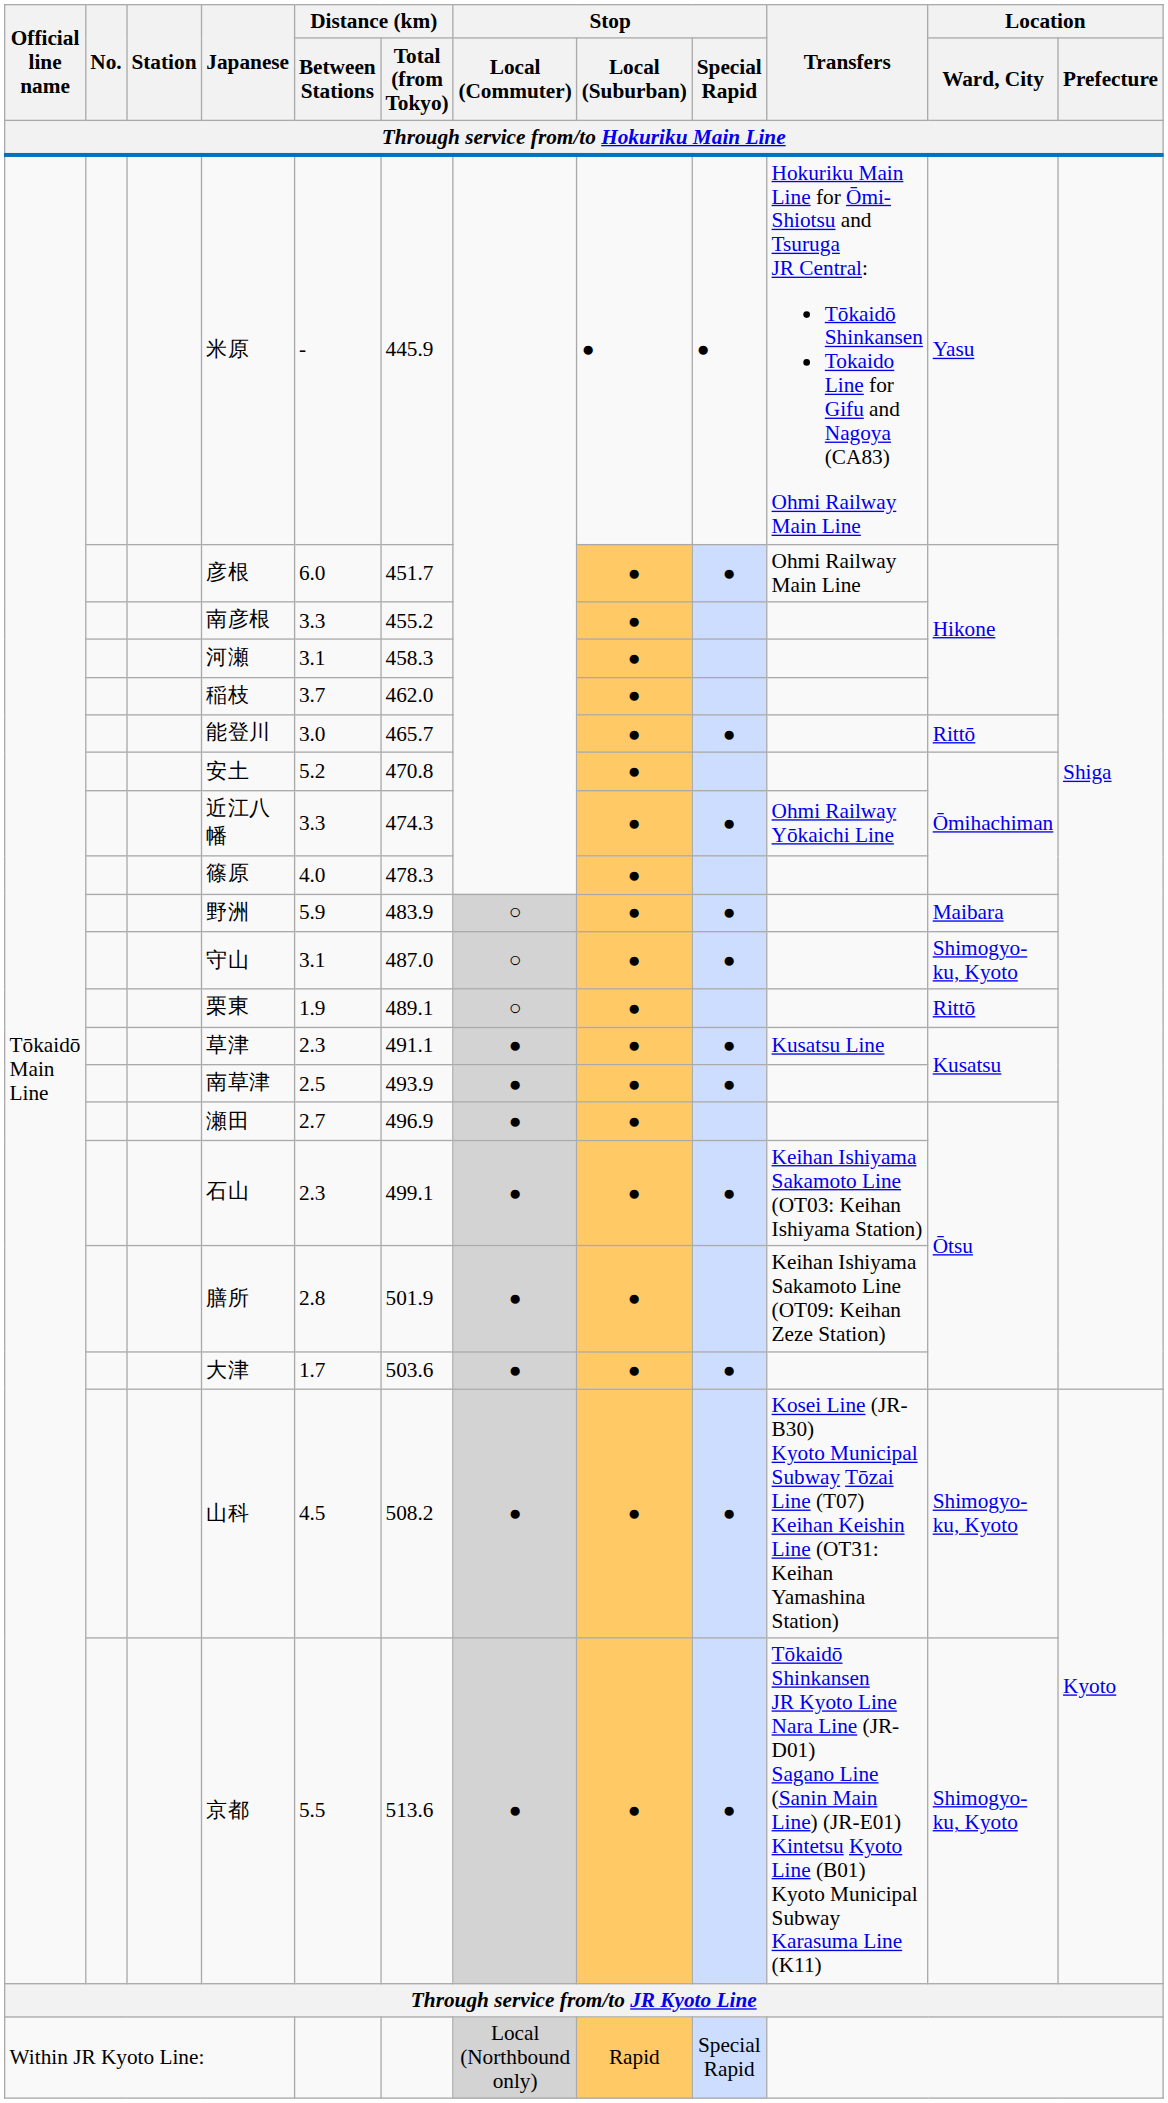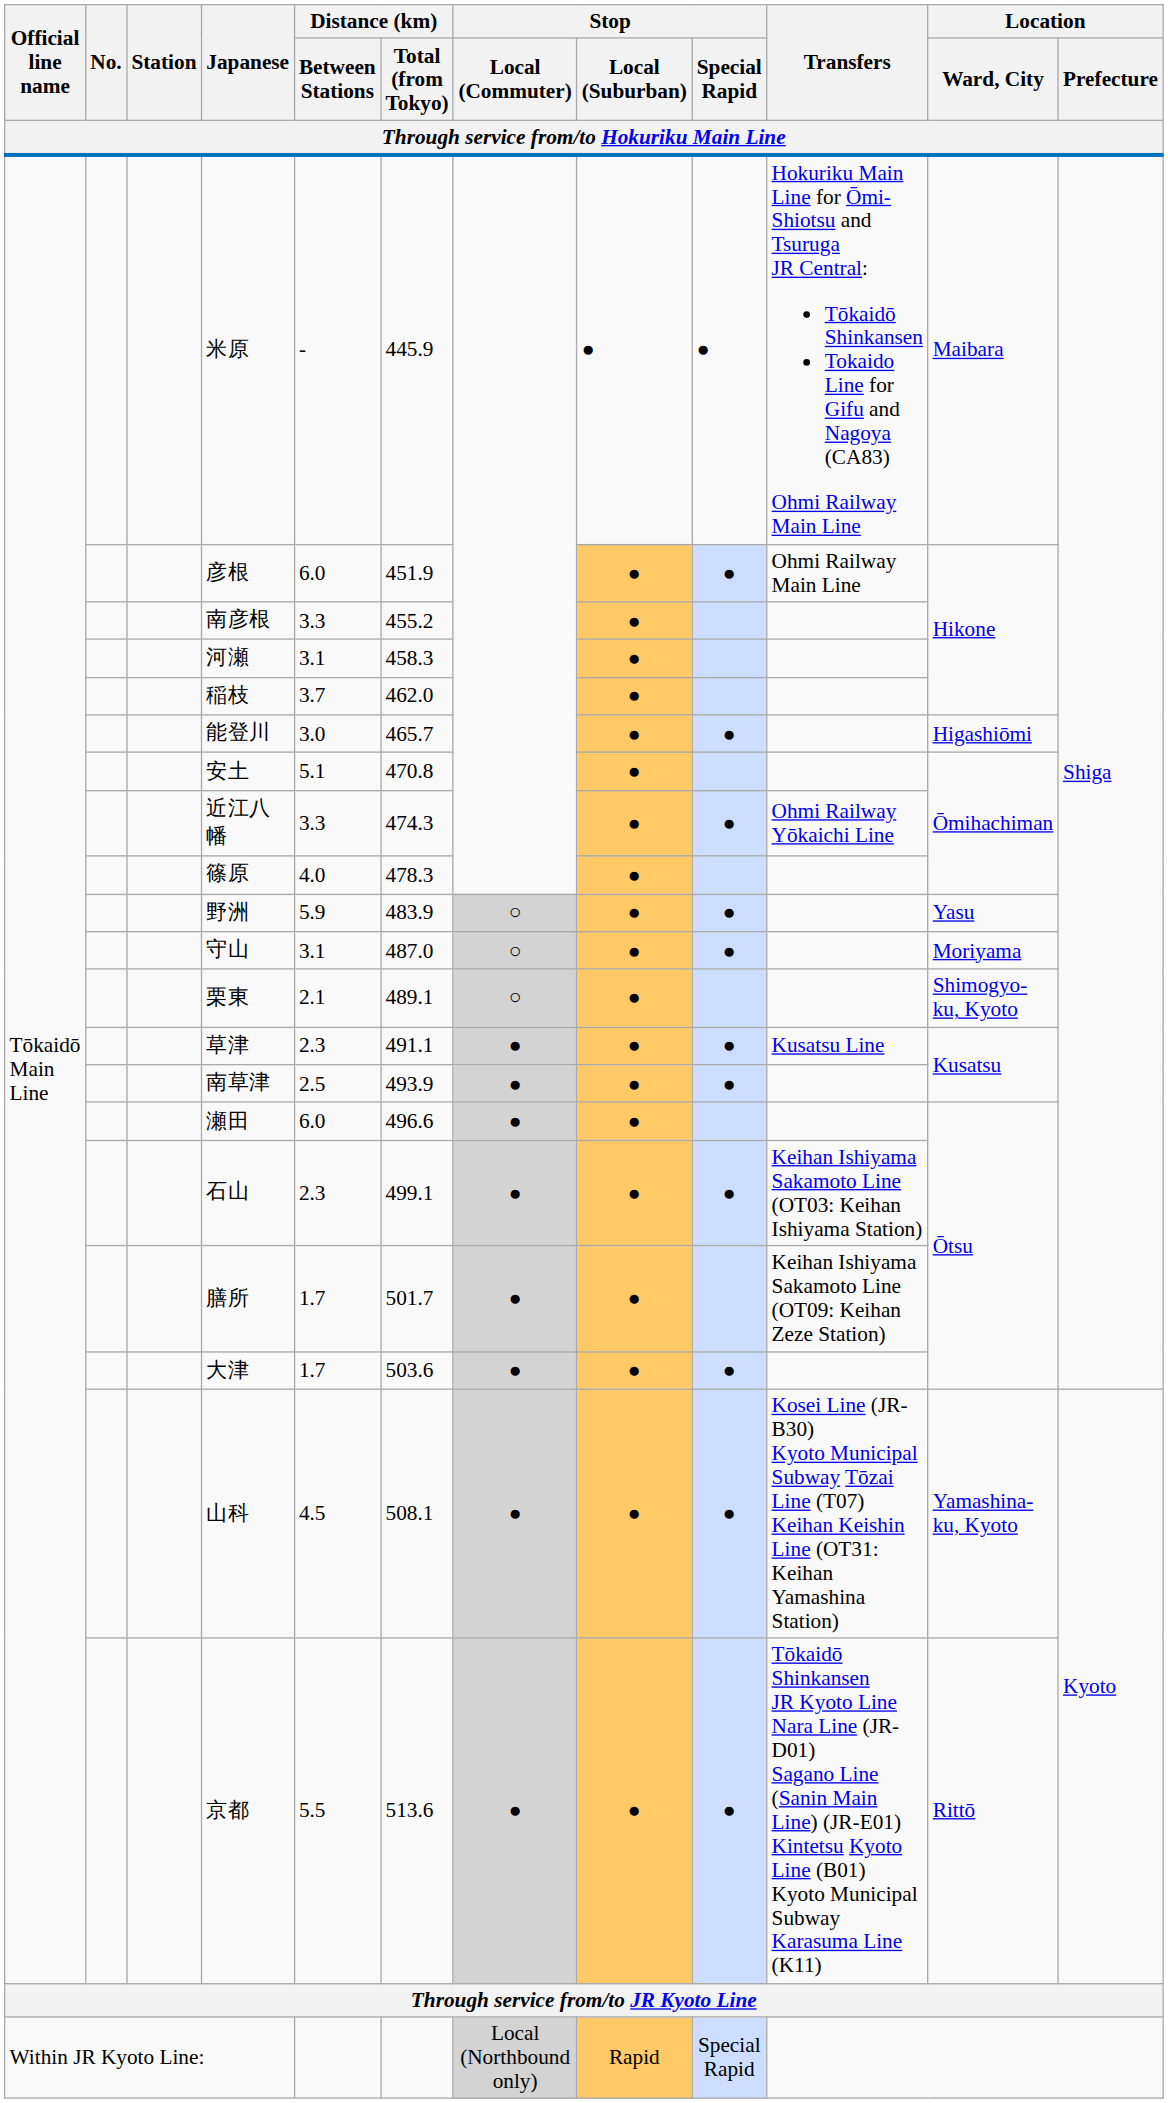(953, 350) Yasu -> (968, 350) Maibara
(409, 572) 451.7 -> (409, 572) 451.9
(954, 733) Rittō -> (982, 733) Higashiōmi
(312, 771) 5.2 -> (312, 771) 5.1
(968, 912) Maibara -> (953, 912) Yasu
(980, 960) Shimogyo-ku, Kyoto -> (977, 950) Moriyama
(312, 1007) 1.9 -> (312, 997) 2.1
(954, 1007) Rittō -> (980, 997) Shimogyo-ku, Kyoto
(312, 1121) 2.7 -> (312, 1121) 6.0
(409, 1121) 496.9 -> (409, 1121) 496.6
(312, 1298) 2.8 -> (312, 1298) 1.7
(409, 1298) 501.9 -> (409, 1298) 501.7
(409, 1513) 508.2 -> (409, 1513) 508.1
(980, 1513) Shimogyo-ku, Kyoto -> (983, 1513) Yamashina-ku, Kyoto
(980, 1810) Shimogyo-ku, Kyoto -> (954, 1810) Rittō
